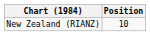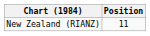(124, 24) 10 -> (124, 24) 11
